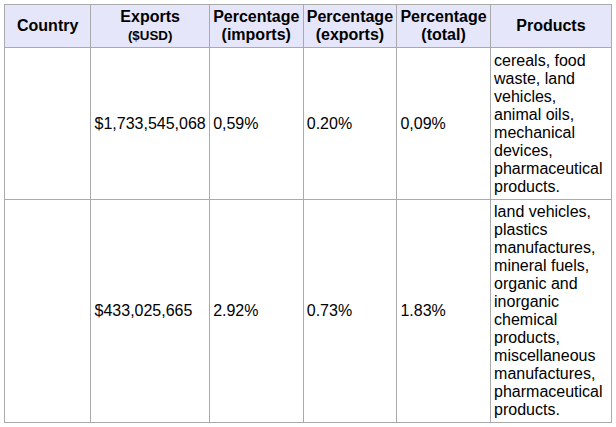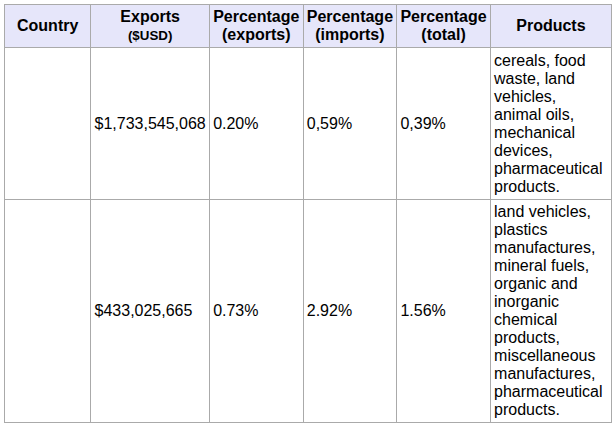columns swapped: (350, 26) <-> (256, 26)
(423, 123) 0,09% -> (423, 123) 0,39%
(423, 310) 1.83% -> (423, 310) 1.56%
